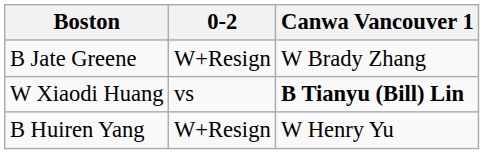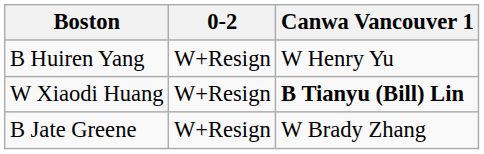rows swapped: (77, 129) <-> (73, 58)
(184, 93) vs -> (222, 93) W+Resign
